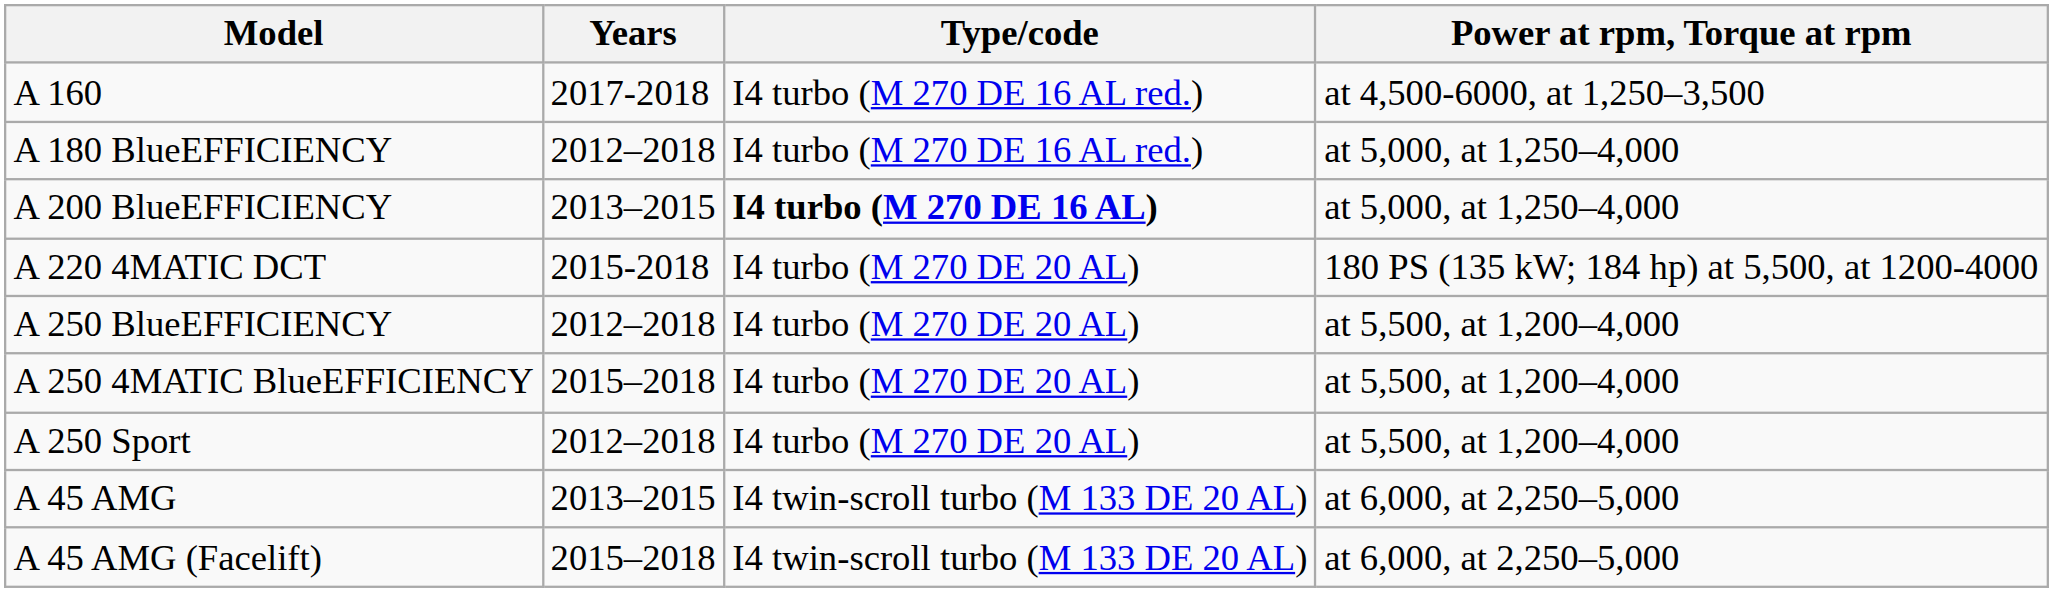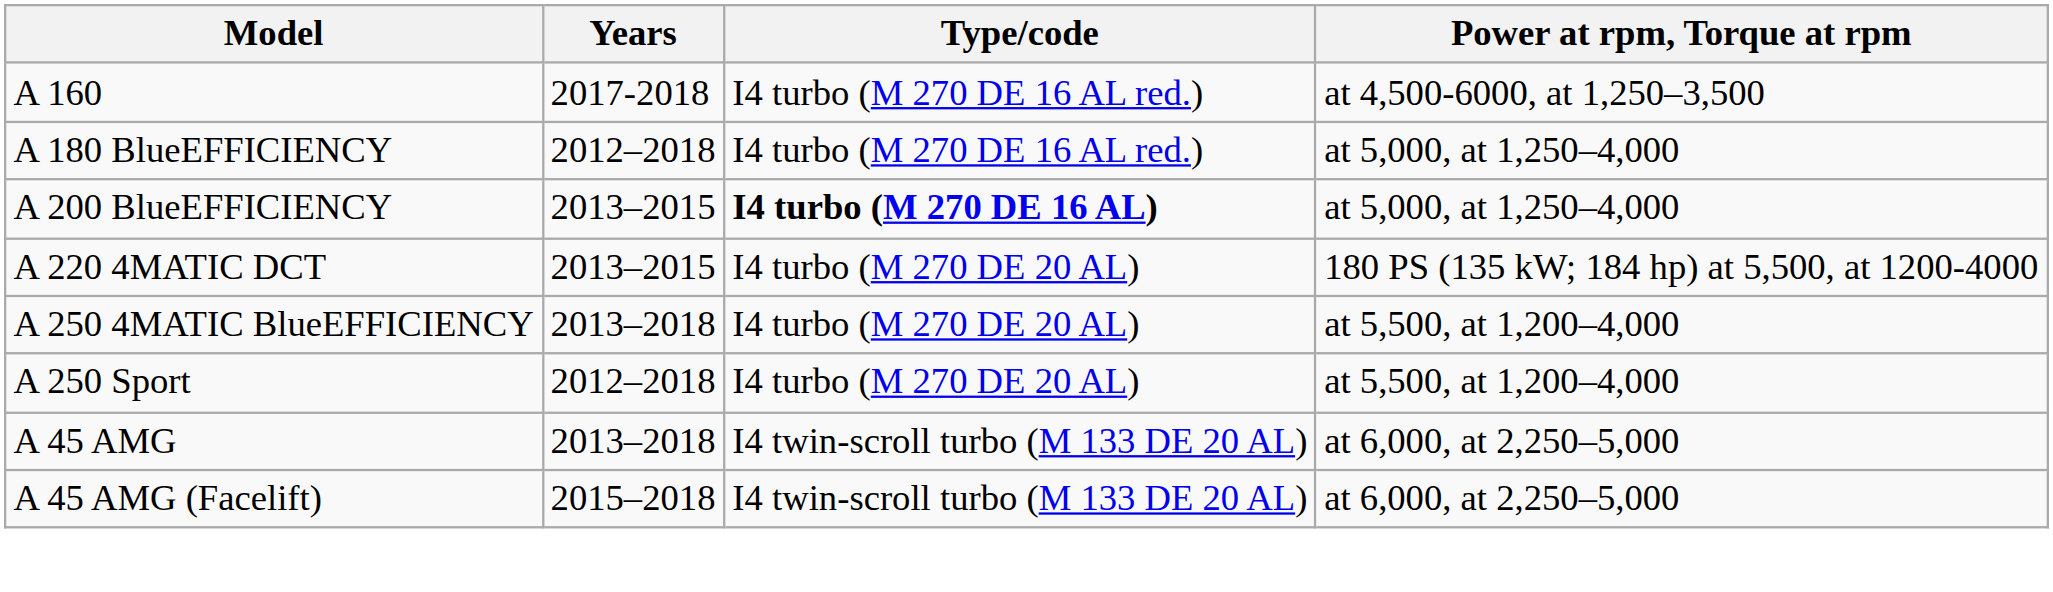(630, 265) 2015-2018 -> (633, 265) 2013–2015
- row: (203, 324)
(633, 382) 2015–2018 -> (633, 324) 2013–2018
(633, 498) 2013–2015 -> (633, 440) 2013–2018
